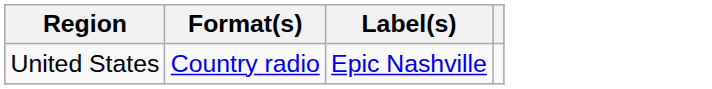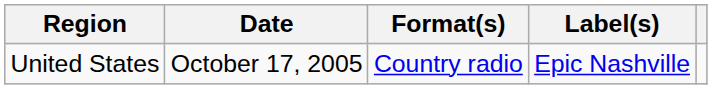+ column: (267, 24)
